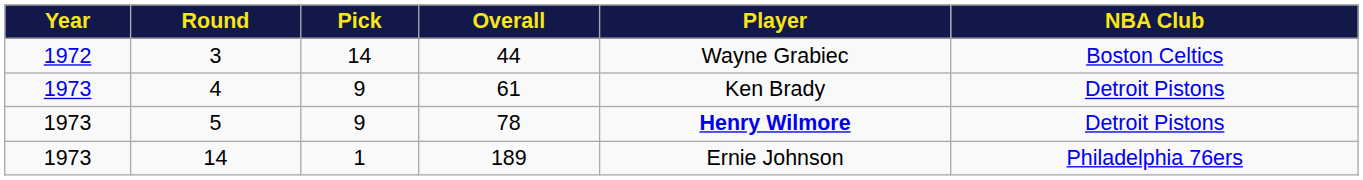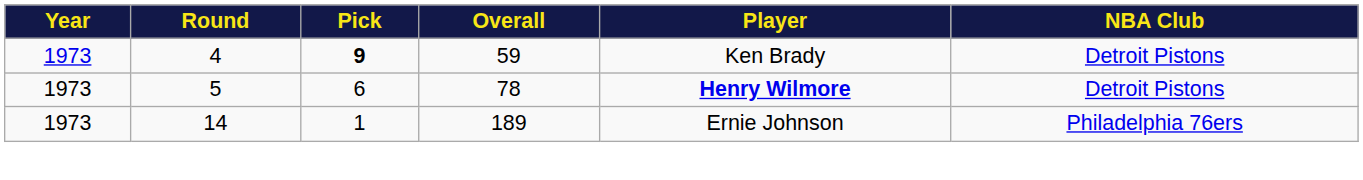- row: (216, 55)
(359, 89) normal -> (359, 55) bold
(509, 89) 61 -> (509, 55) 59
(359, 123) 9 -> (359, 89) 6
